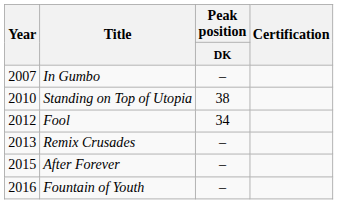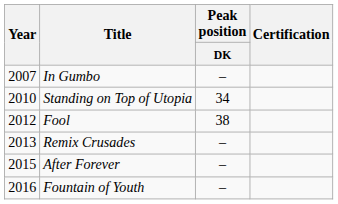(222, 98) 38 -> (222, 98) 34
(222, 120) 34 -> (222, 120) 38
